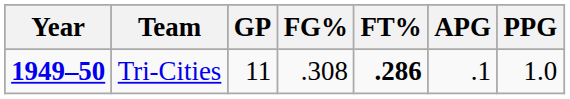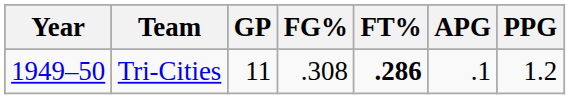(58, 71) bold -> (58, 71) normal
(540, 71) 1.0 -> (540, 71) 1.2
